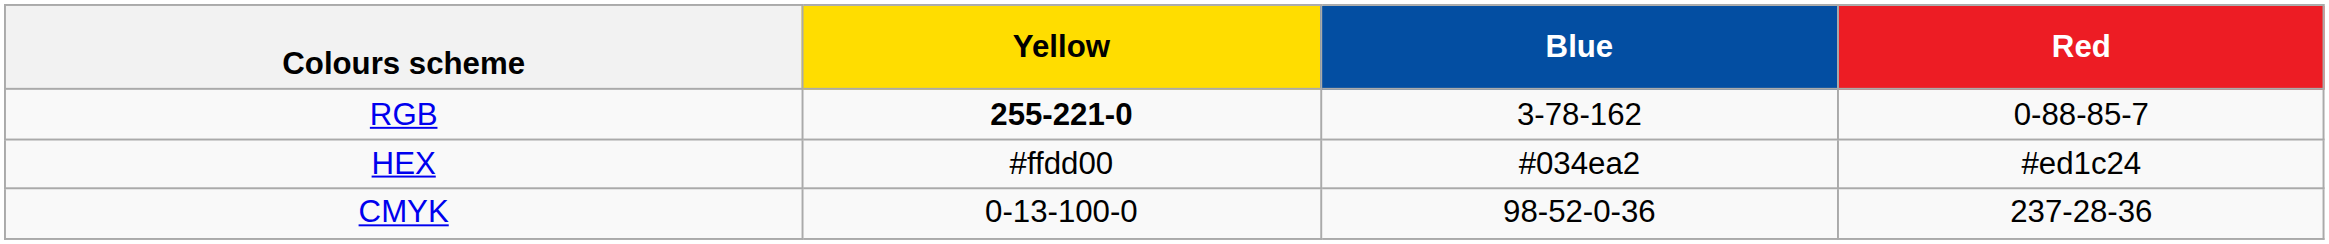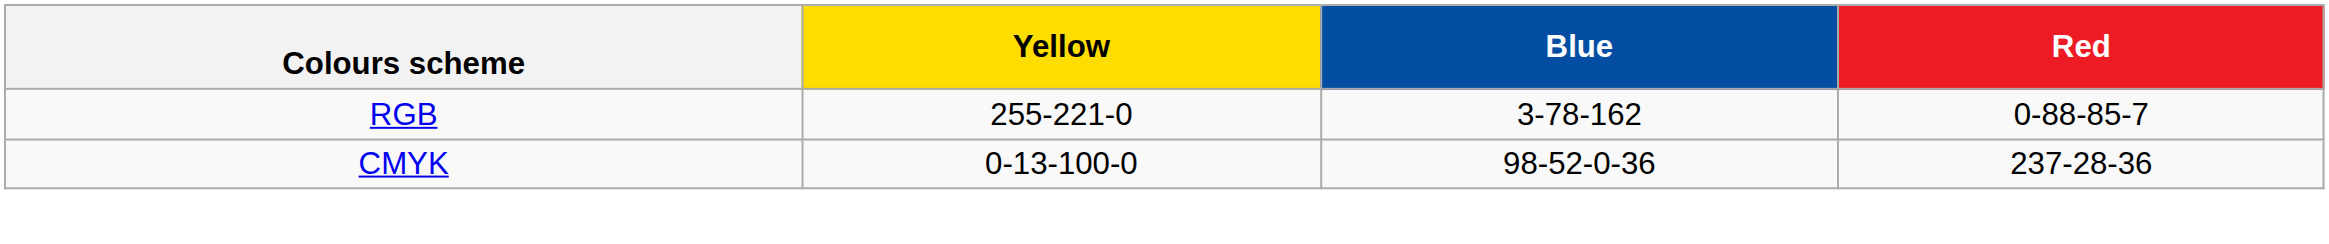(1061, 113) bold -> (1061, 113) normal
- row: (404, 163)
